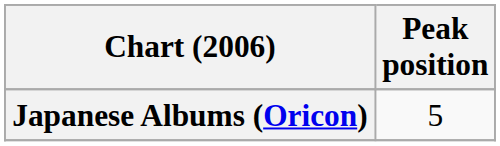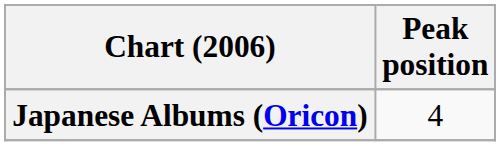(435, 114) 5 -> (435, 114) 4
